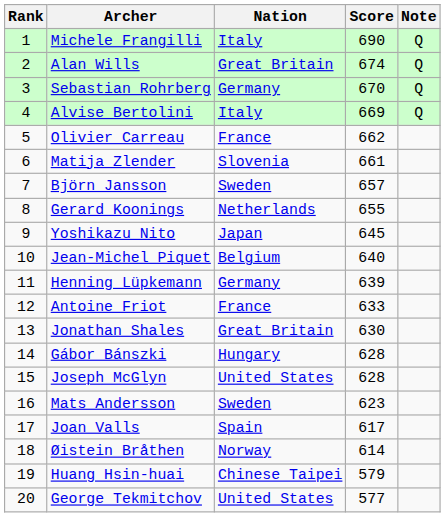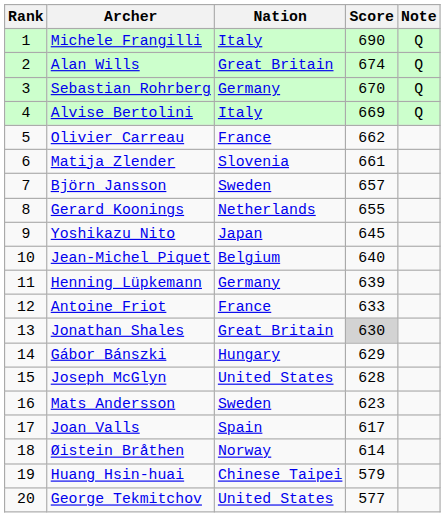(372, 331) no background -> (372, 331) lightgrey background
(372, 355) 628 -> (372, 355) 629
